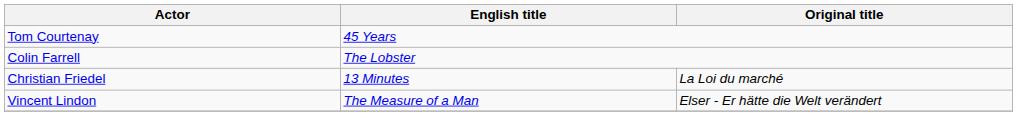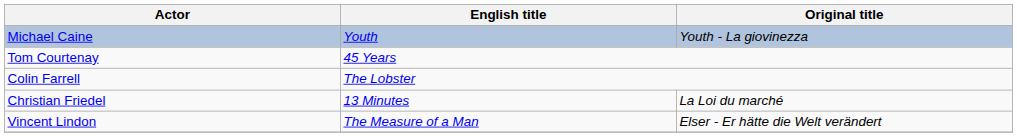+ row: (50, 36)
